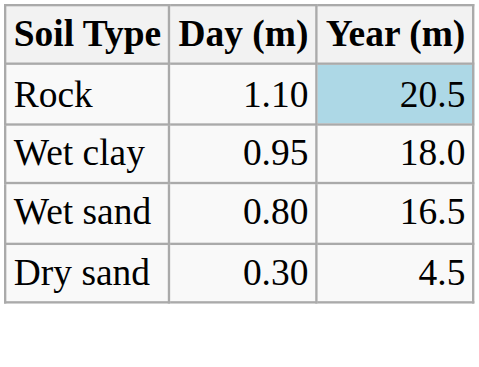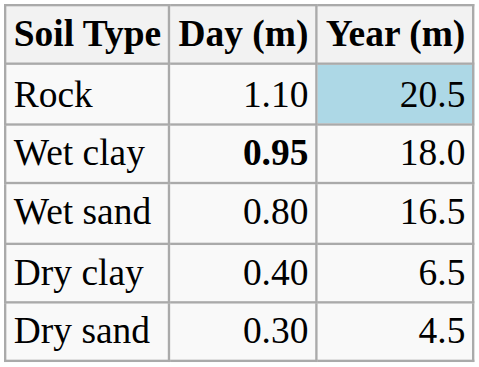(276, 152) normal -> (276, 152) bold
+ row: (79, 271)
